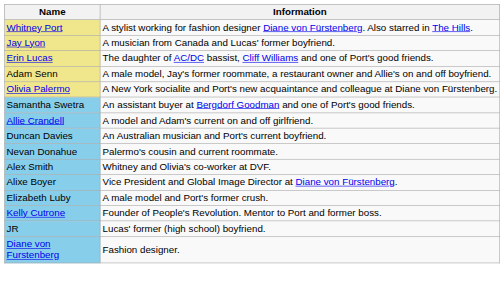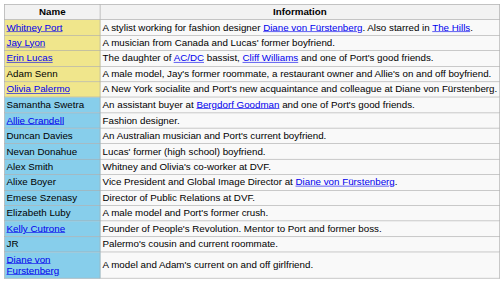(208, 120) A model and Adam's current on and off girlfriend. -> (141, 120) Fashion designer.
(190, 151) Palermo's cousin and current roommate. -> (184, 151) Lucas' former (high school) boyfriend.
+ row: (42, 197)
(184, 228) Lucas' former (high school) boyfriend. -> (190, 244) Palermo's cousin and current roommate.
(141, 249) Fashion designer. -> (208, 265) A model and Adam's current on and off girlfriend.
